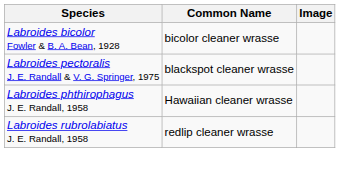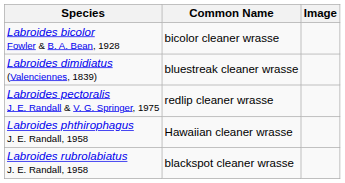+ row: (60, 69)
(229, 69) blackspot cleaner wrasse -> (219, 100) redlip cleaner wrasse
(219, 132) redlip cleaner wrasse -> (229, 163) blackspot cleaner wrasse
